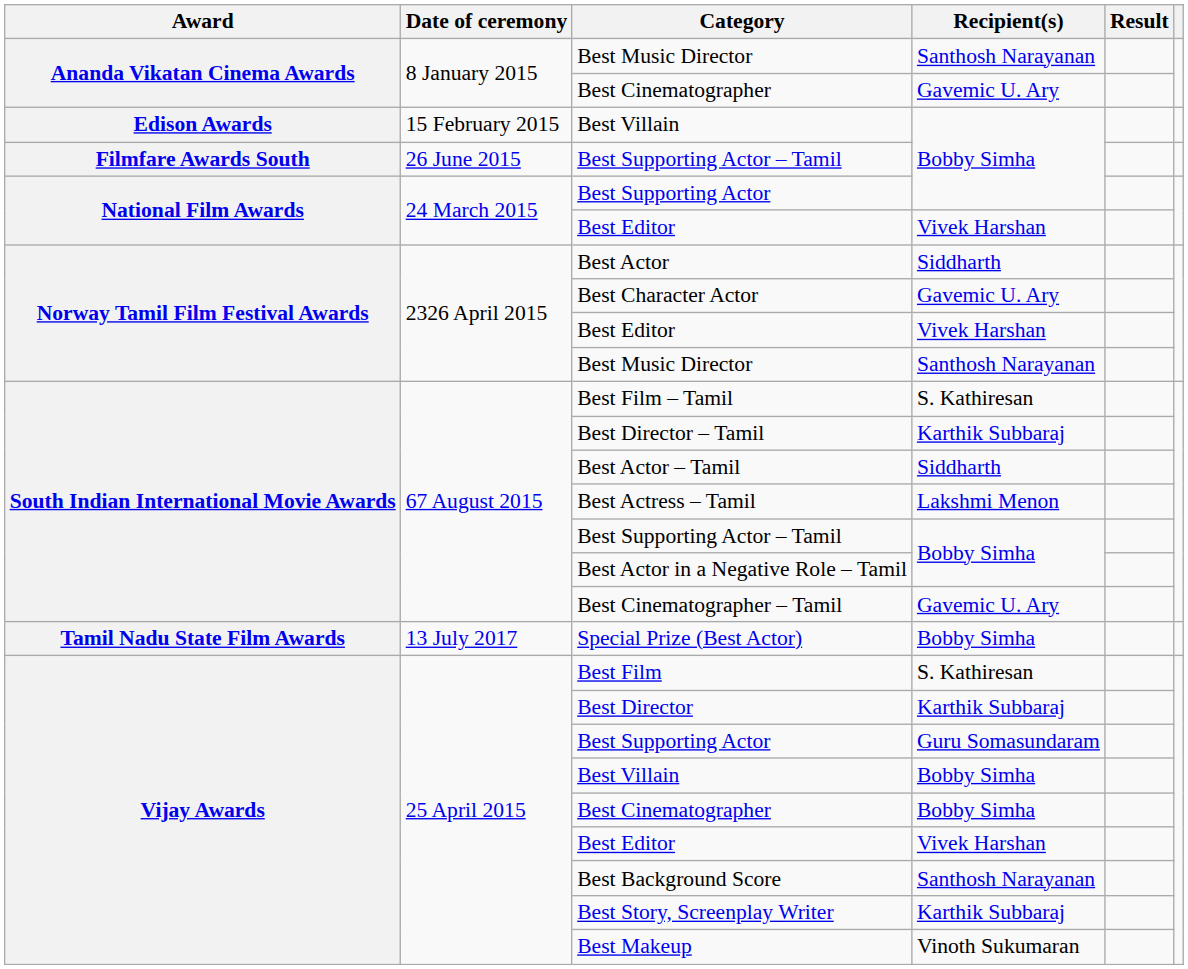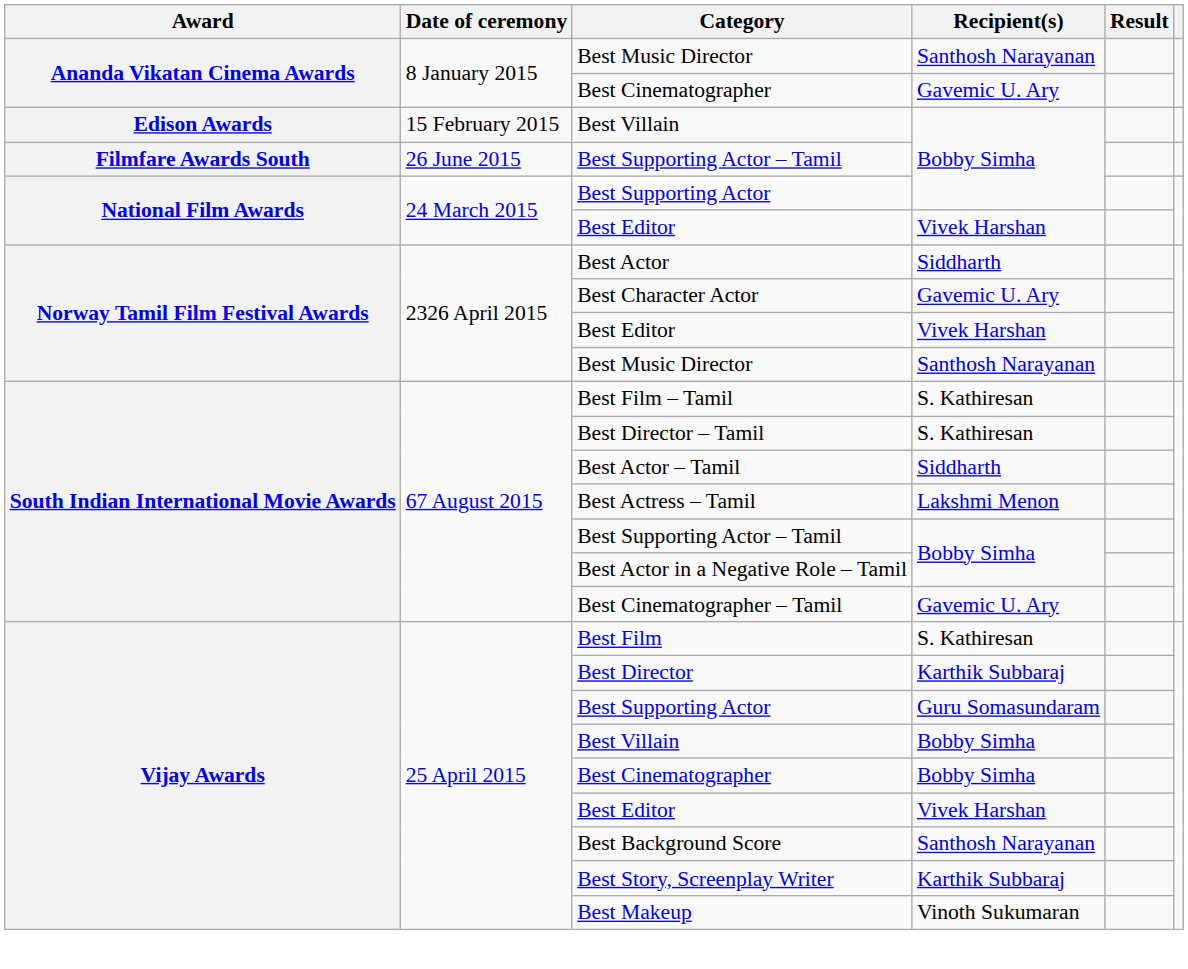(991, 432) Karthik Subbaraj -> (975, 432) S. Kathiresan
- row: (203, 638)
